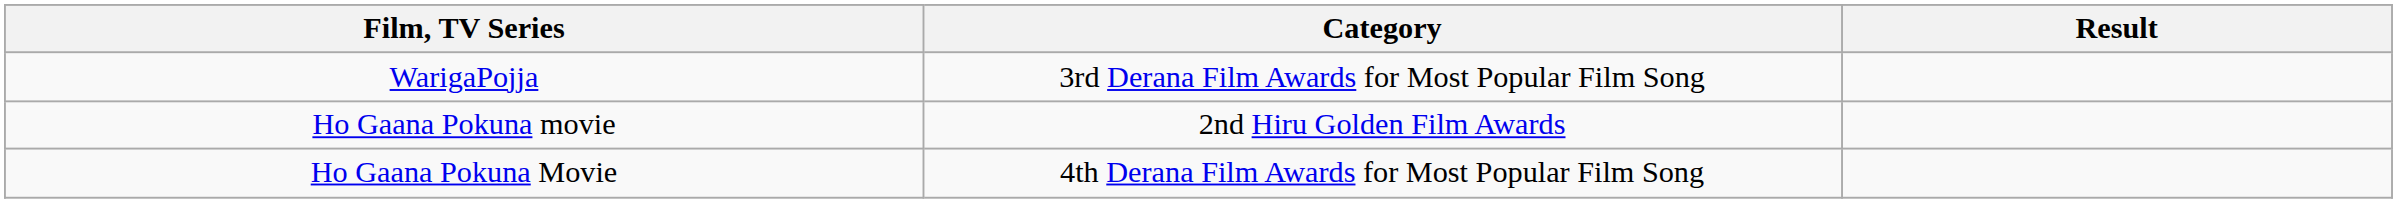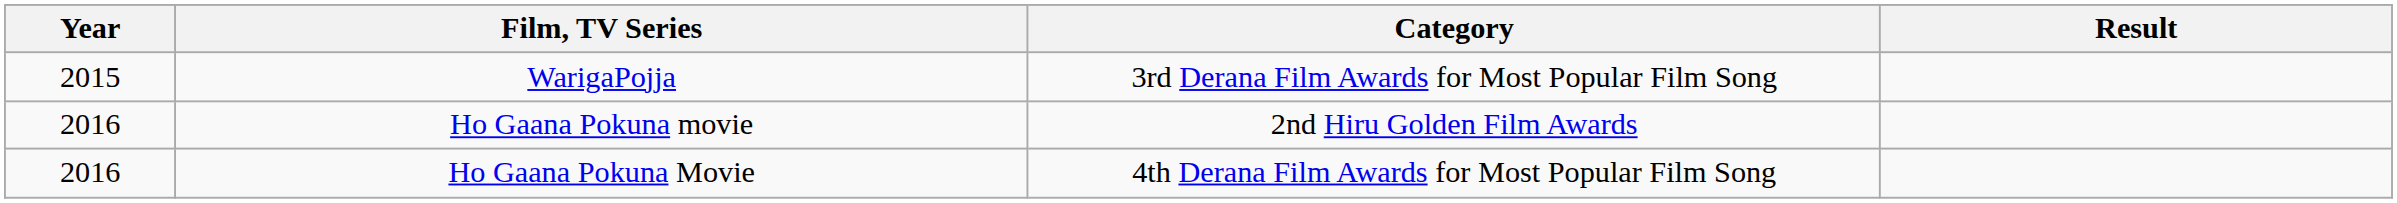+ column: (90, 28)
